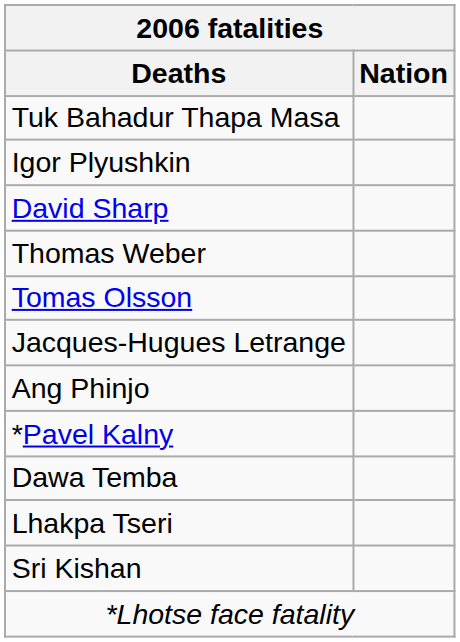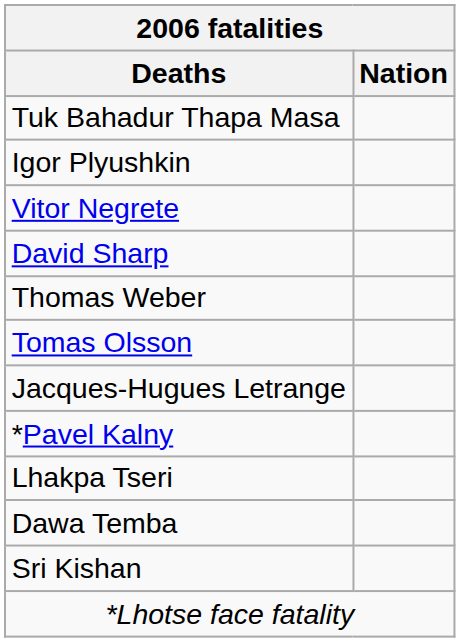+ row: (95, 208)
- row: (81, 388)
rows swapped: (92, 523) <-> (95, 478)
